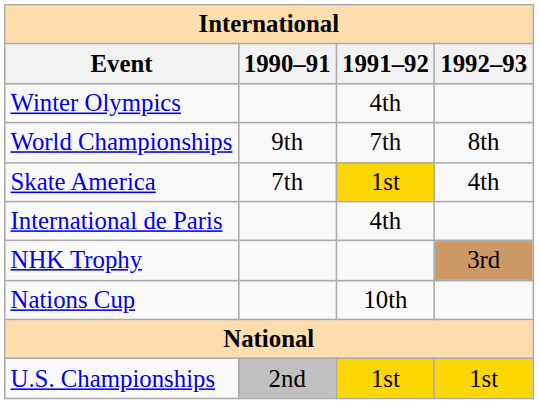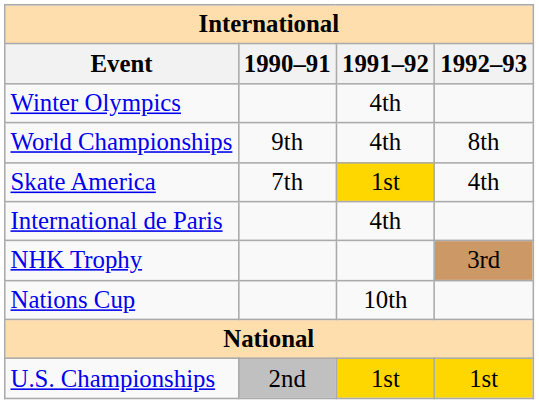(385, 142) 7th -> (385, 142) 4th
